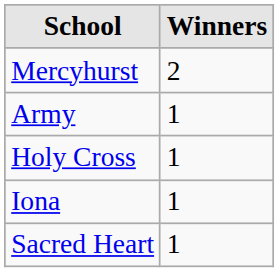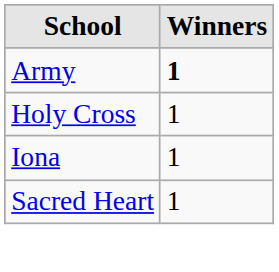- row: (75, 69)
(174, 113) normal -> (174, 69) bold
